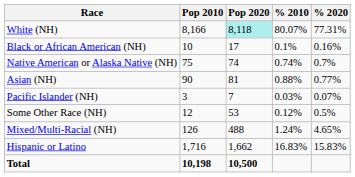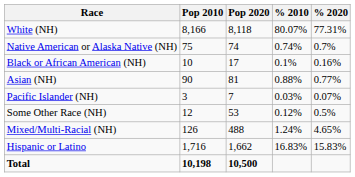(240, 29) paleturquoise background -> (240, 29) no background
rows swapped: (76, 46) <-> (92, 63)
